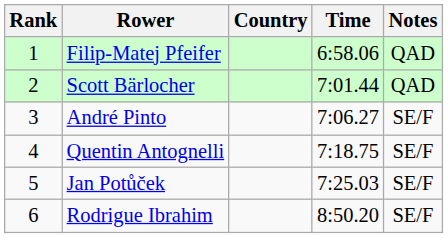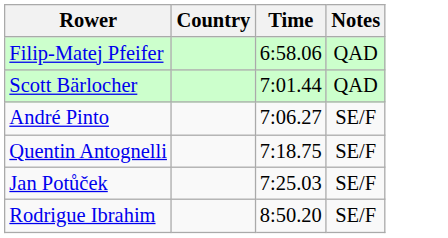- column: (33, 20)
